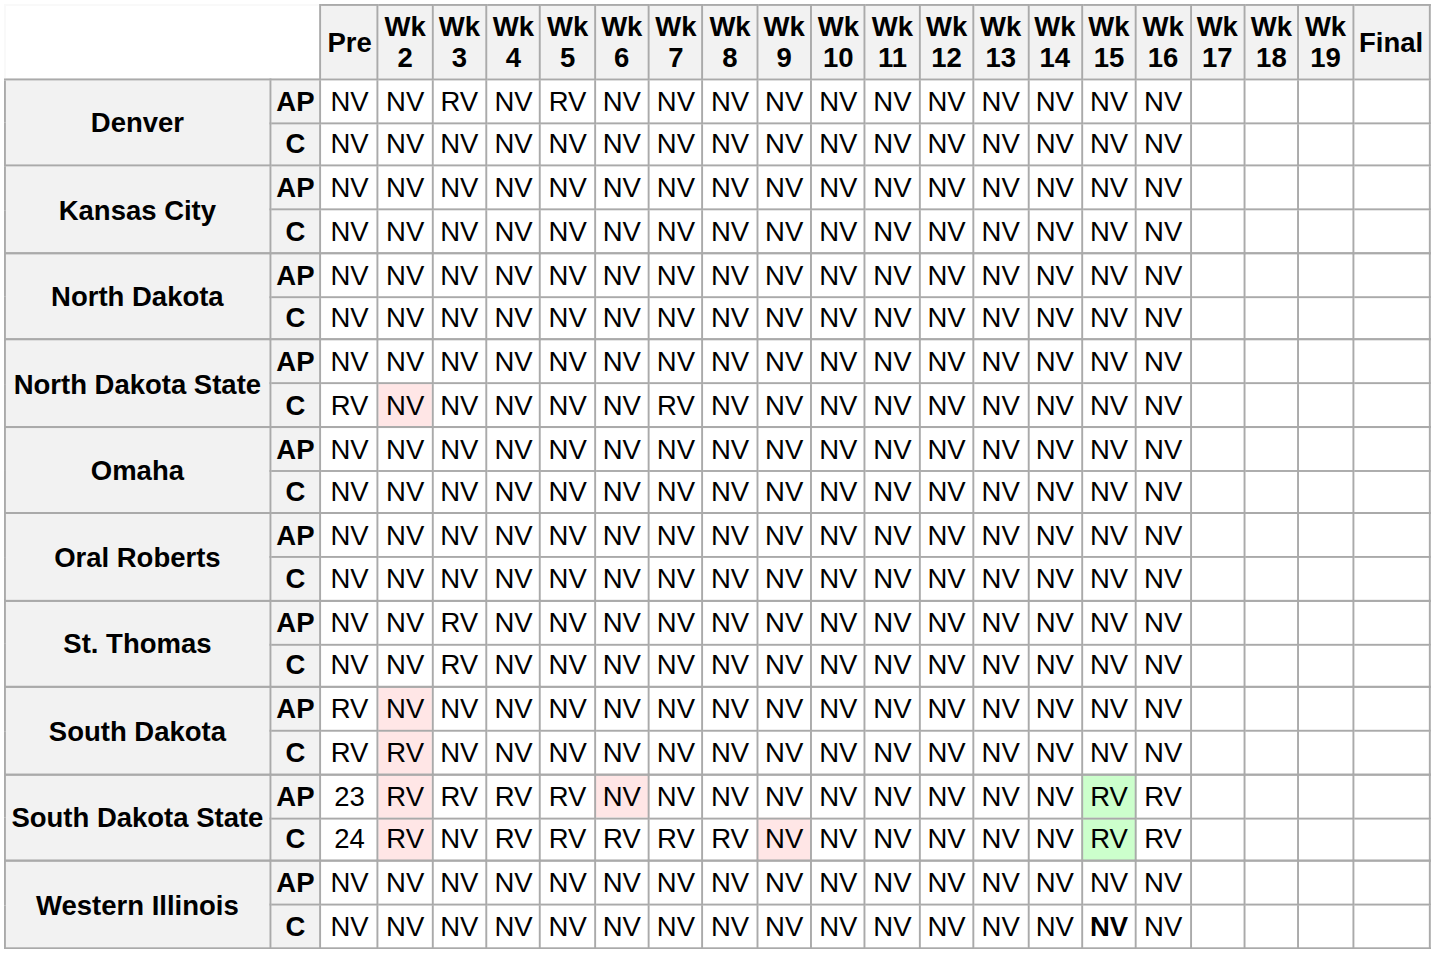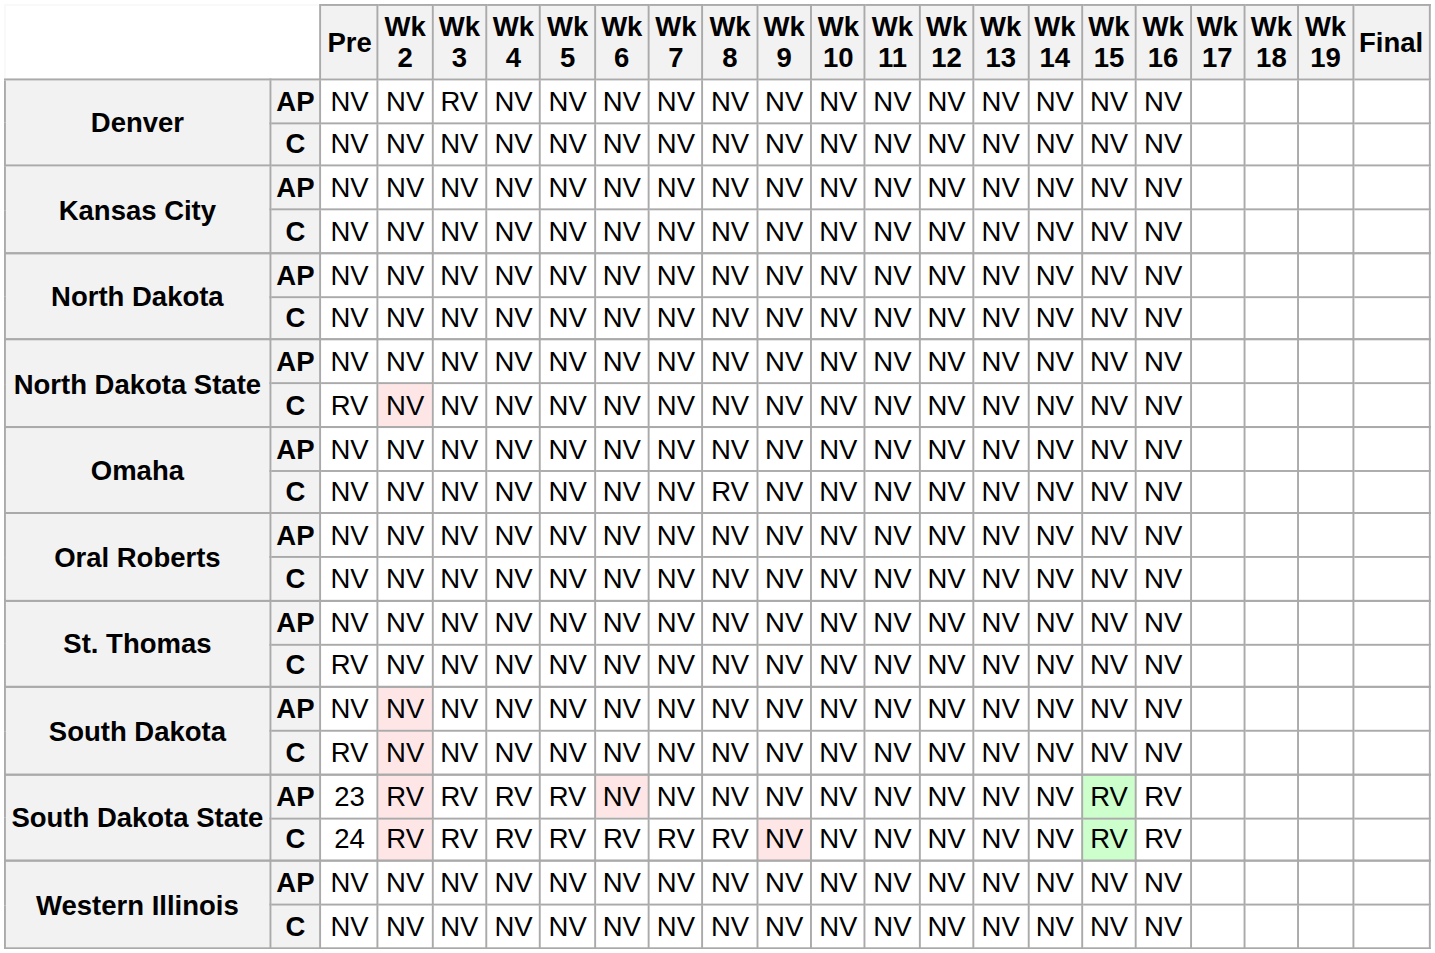(568, 101) RV -> (568, 101) NV
(676, 405) RV -> (676, 405) NV
(730, 492) NV -> (730, 492) RV
(459, 623) RV -> (459, 623) NV
(350, 666) NV -> (350, 666) RV
(459, 666) RV -> (459, 666) NV
(350, 709) RV -> (350, 709) NV
(405, 753) RV -> (405, 753) NV
(459, 840) NV -> (459, 840) RV
(1109, 927) bold -> (1109, 927) normal
